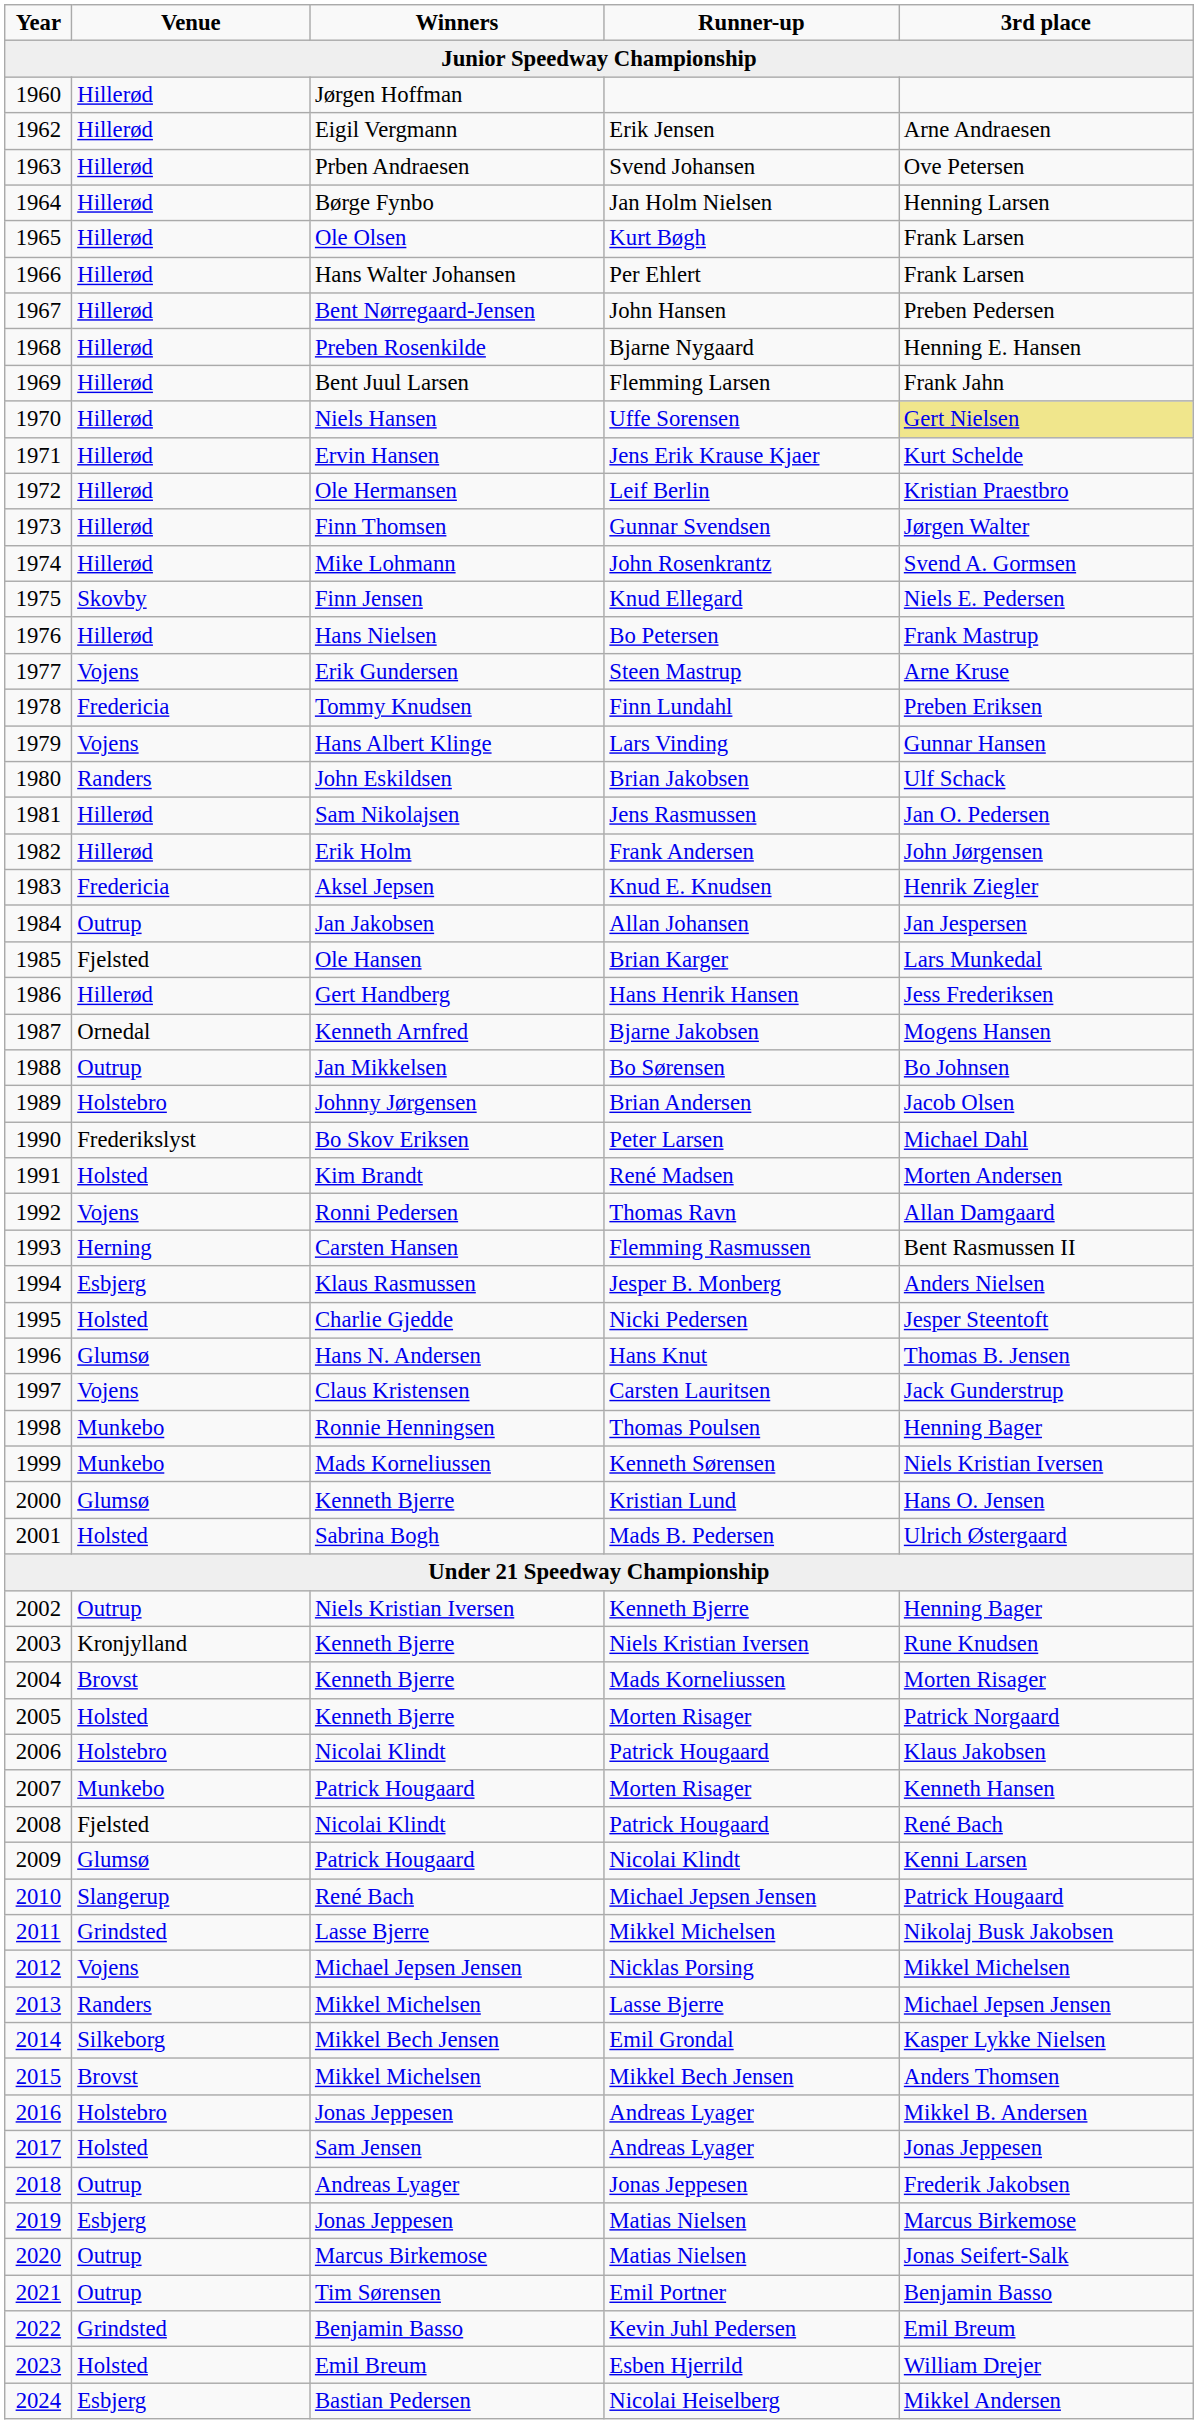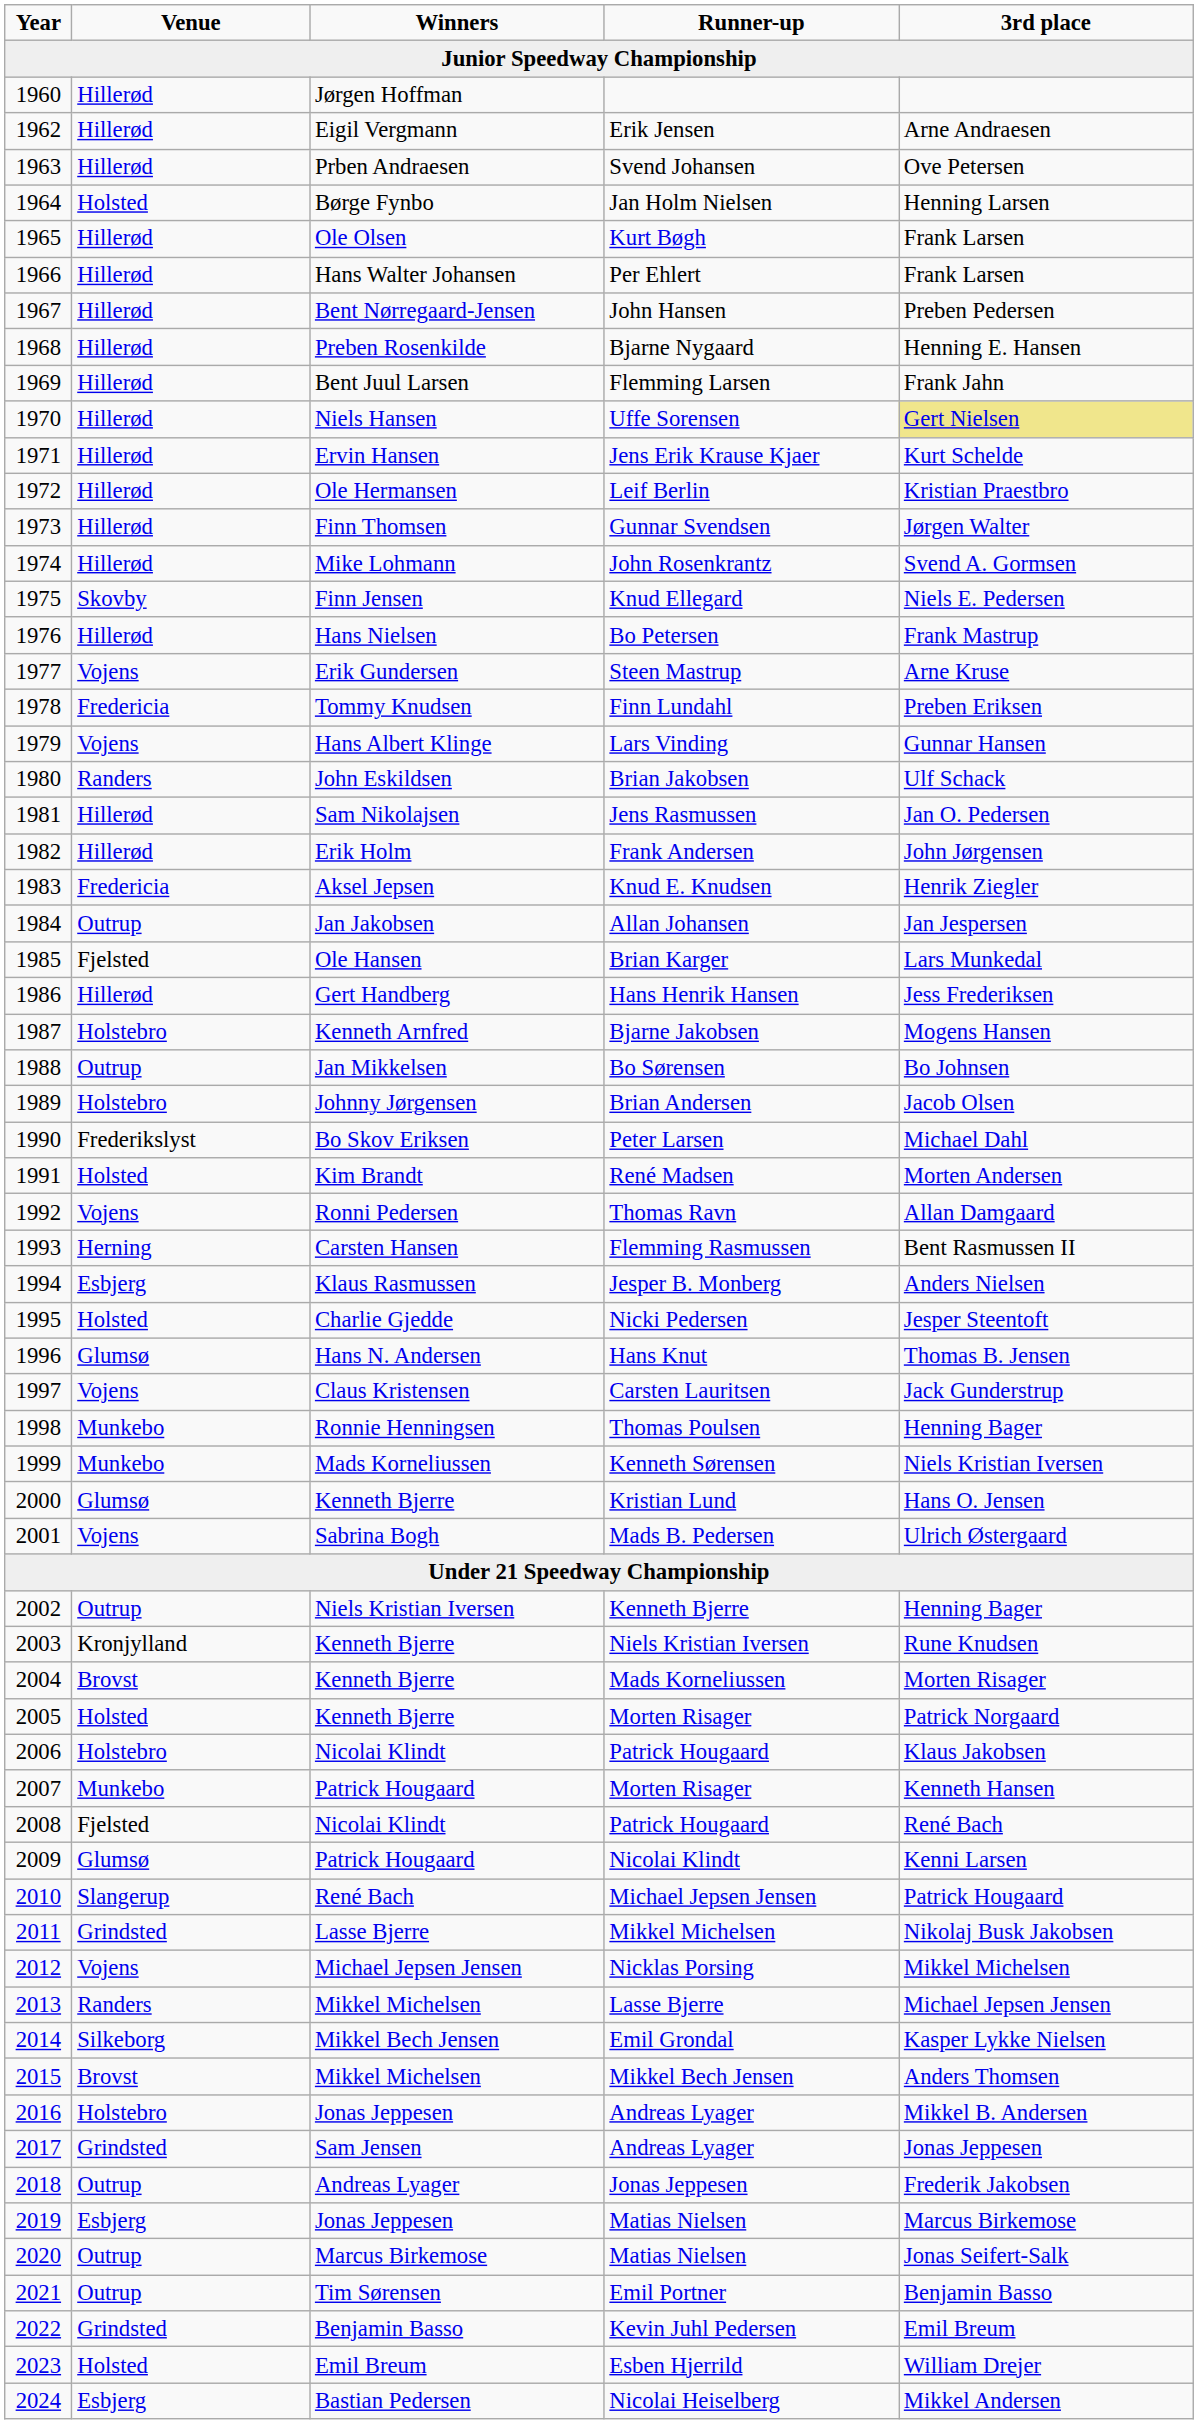(115, 202) Hillerød -> (113, 202) Holsted
(114, 1031) Ornedal -> (122, 1031) Holstebro
(113, 1535) Holsted -> (108, 1535) Vojens
(113, 2148) Holsted -> (122, 2148) Grindsted
